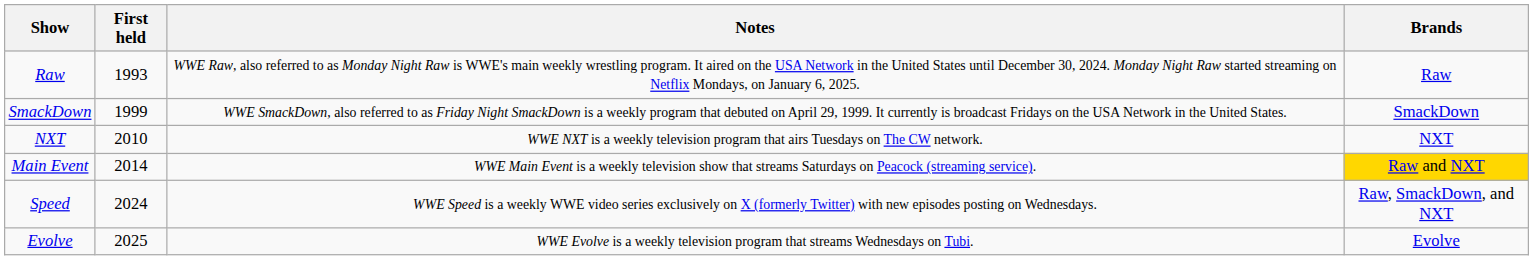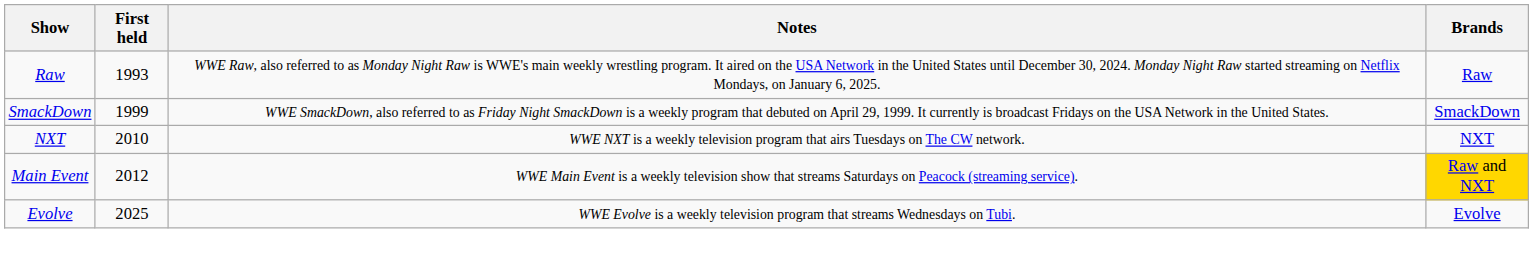(131, 166) 2014 -> (132, 176) 2012
- row: (50, 203)
